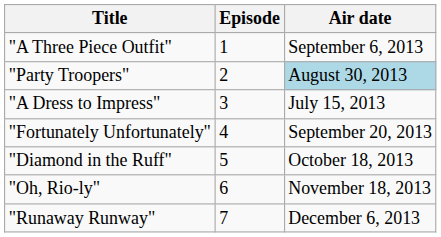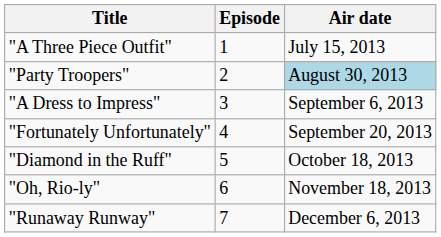(356, 47) September 6, 2013 -> (337, 47) July 15, 2013
(337, 103) July 15, 2013 -> (356, 103) September 6, 2013
